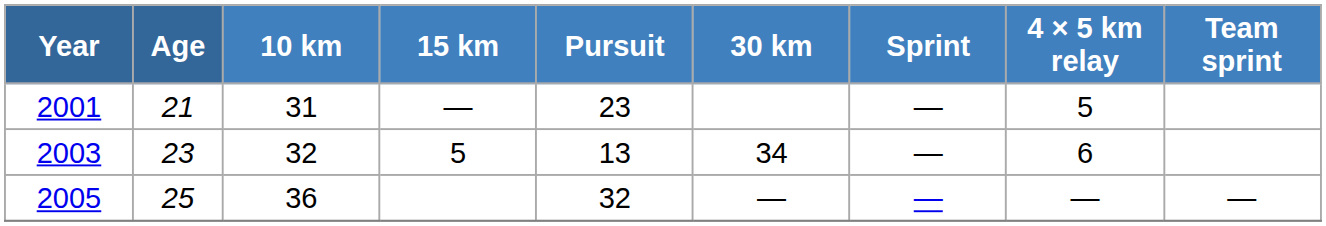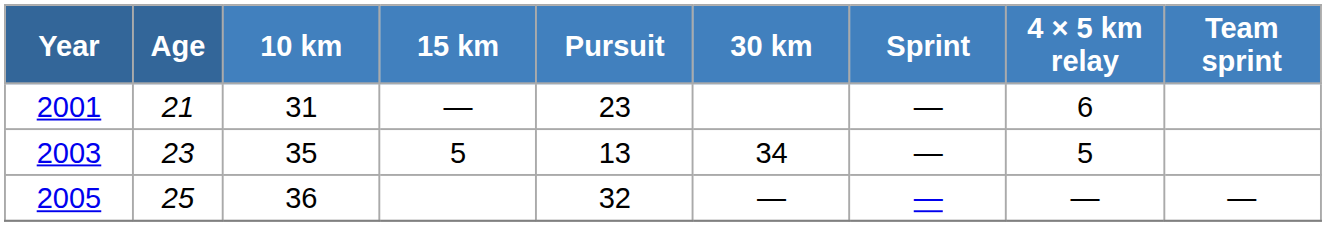(1085, 107) 5 -> (1085, 107) 6
(301, 153) 32 -> (301, 153) 35
(1085, 153) 6 -> (1085, 153) 5
